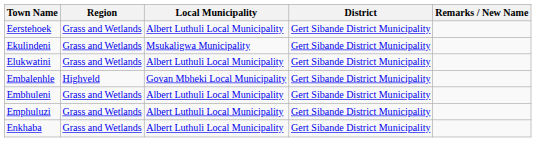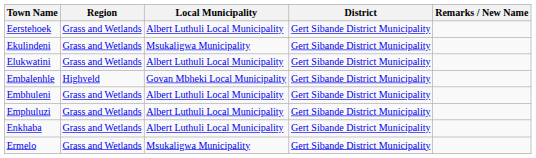+ row: (21, 145)
